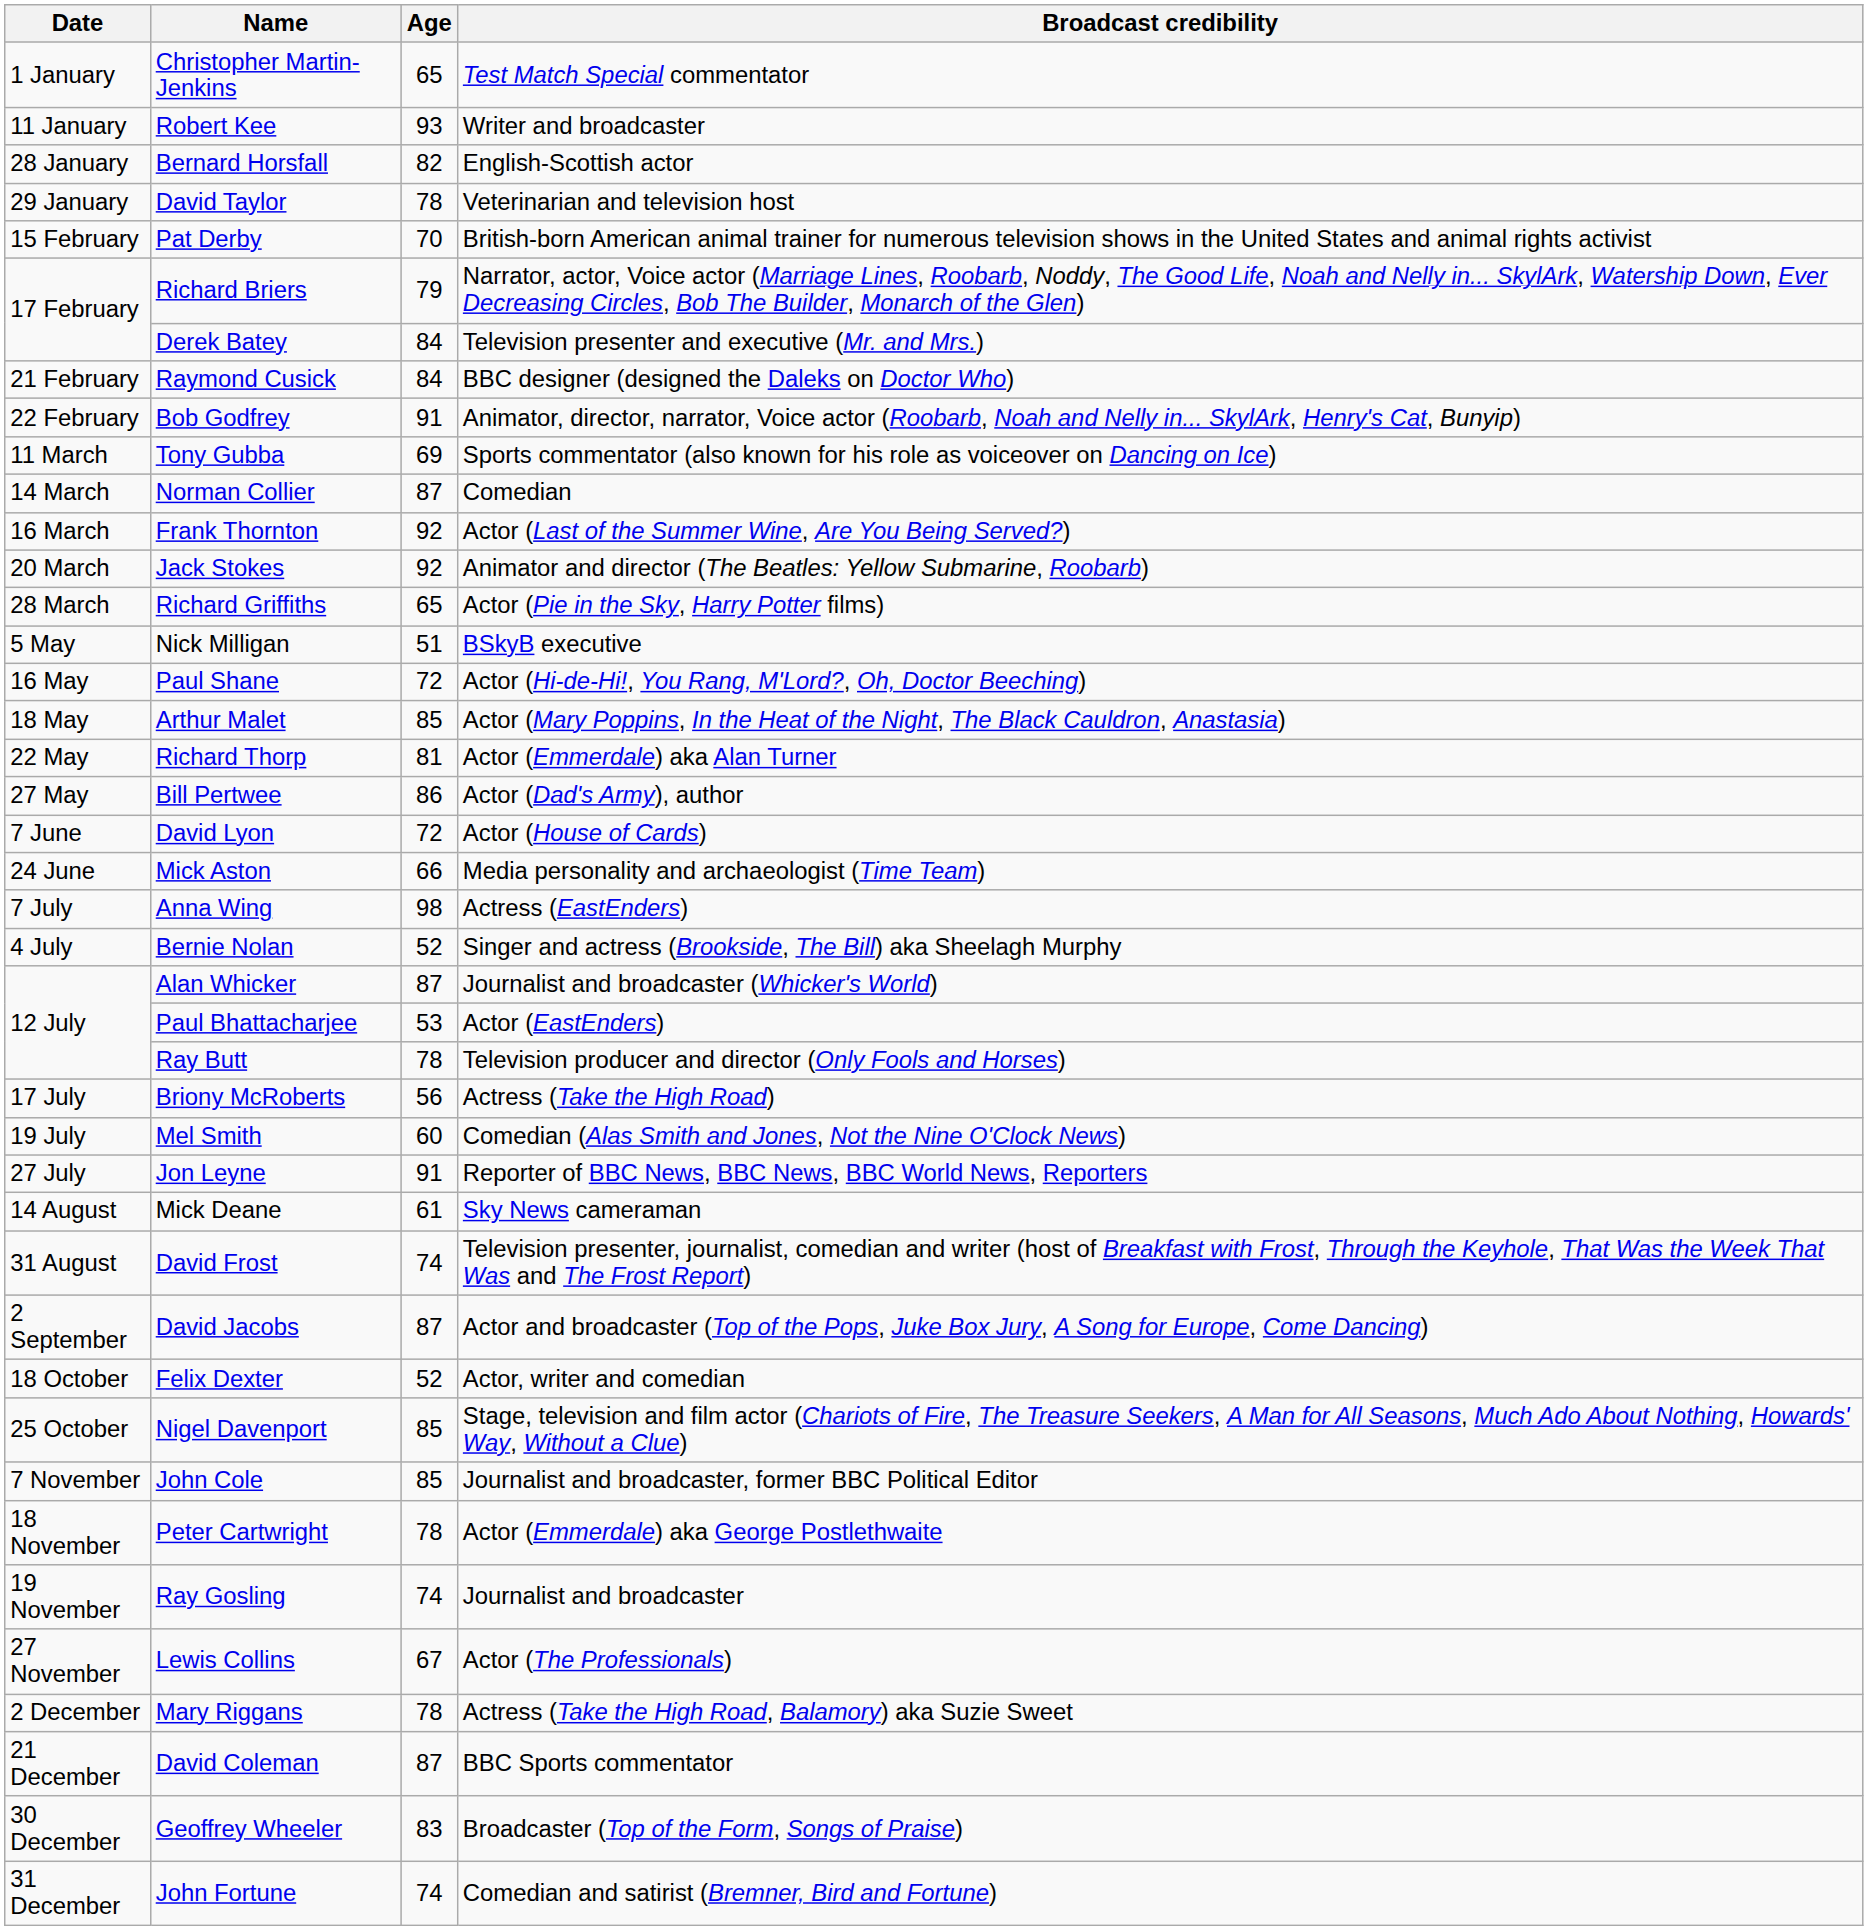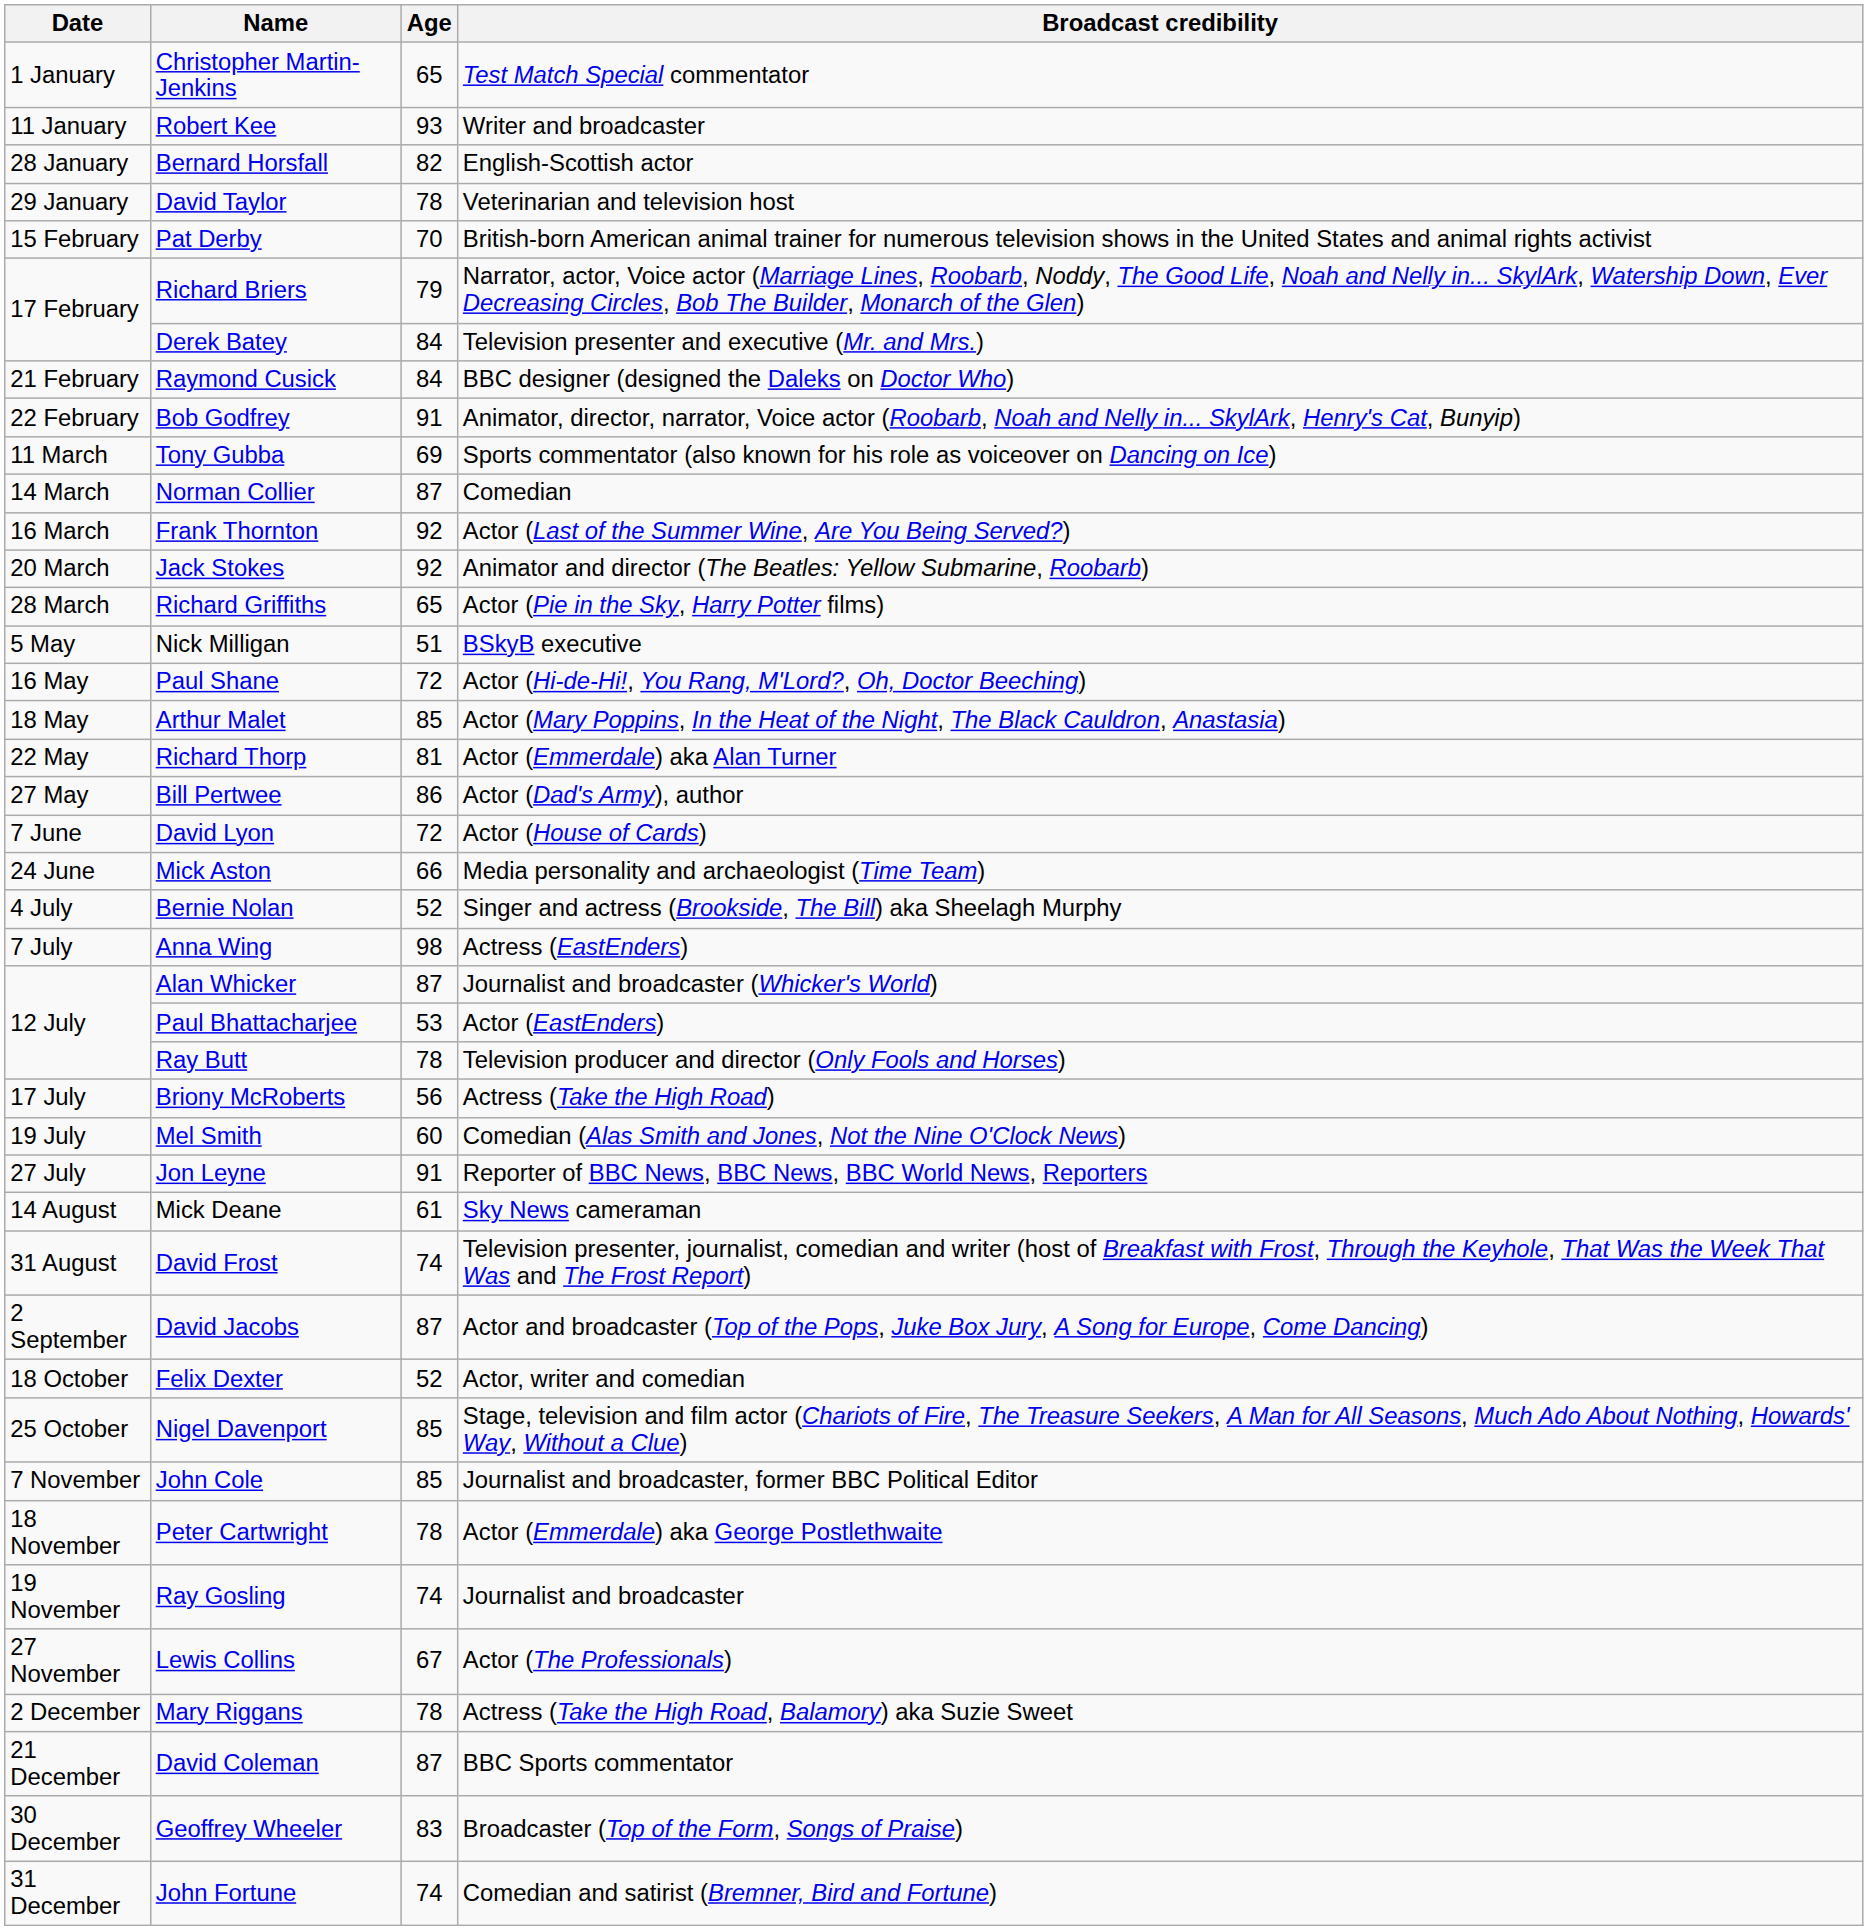rows swapped: (225, 946) <-> (214, 908)
